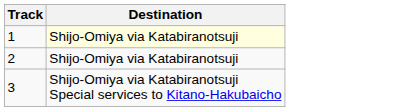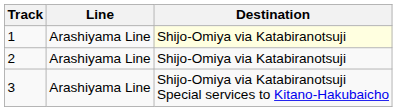+ column: (100, 15)
